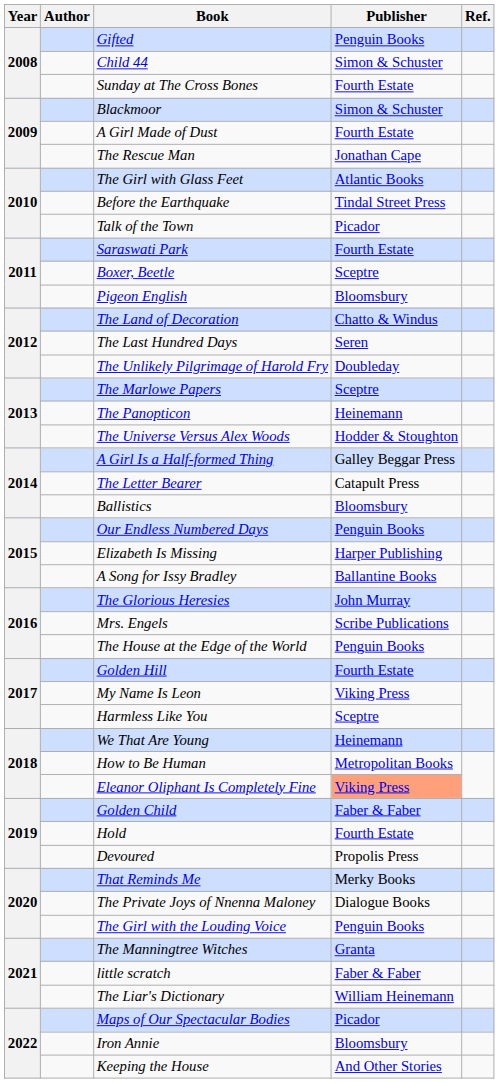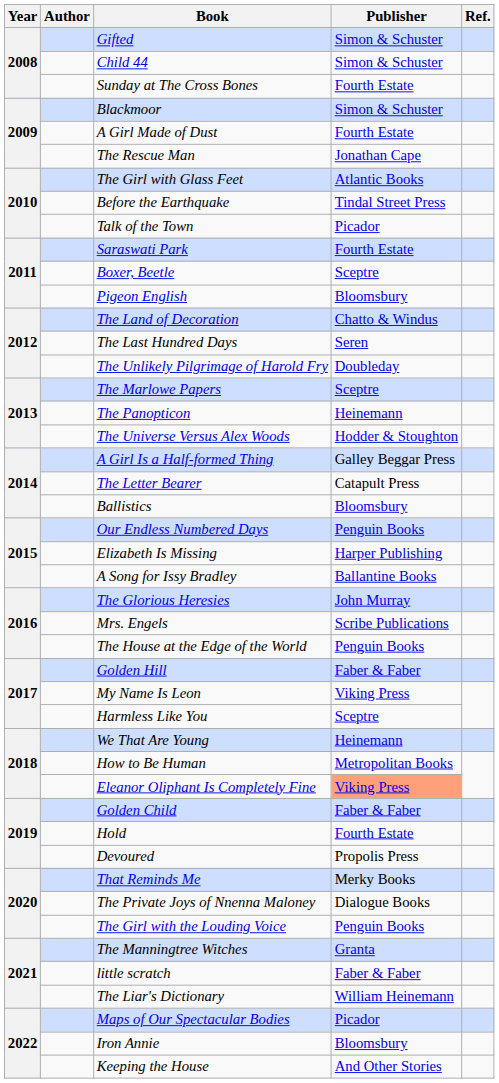(379, 39) Penguin Books -> (389, 39) Simon & Schuster
(374, 669) Fourth Estate -> (378, 669) Faber & Faber
